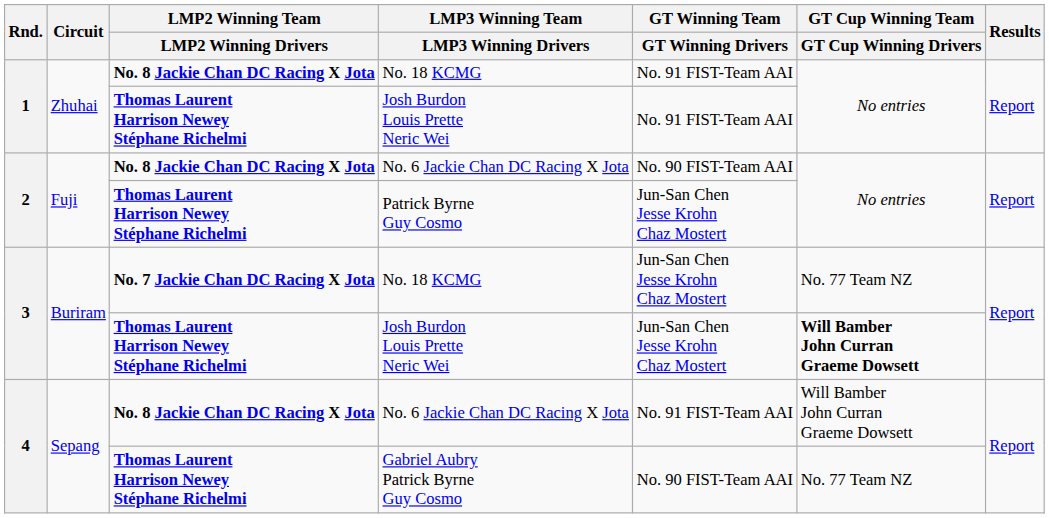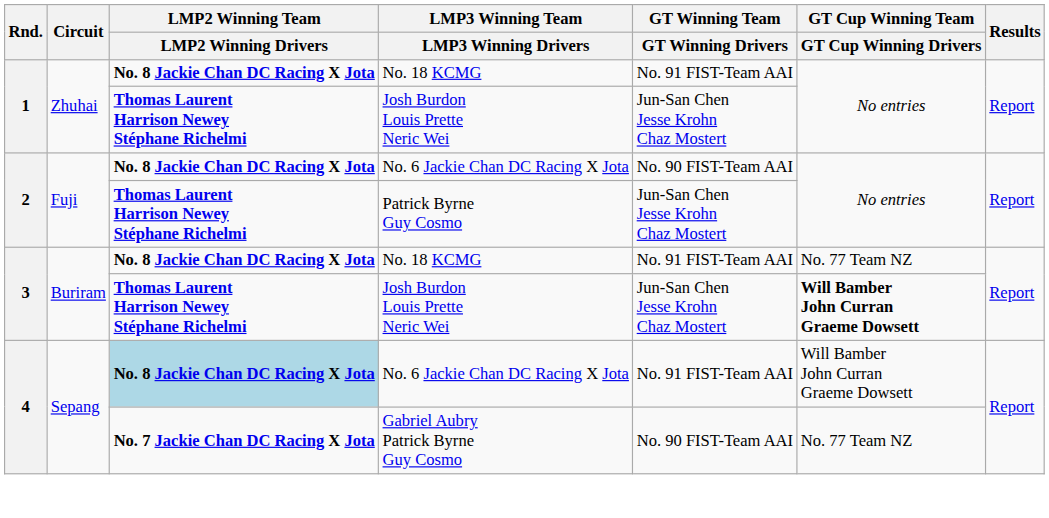(715, 120) No. 91 FIST-Team AAI -> (683, 120) Jun-San Chen Jesse Krohn Chaz Mostert
(244, 280) No. 7 Jackie Chan DC Racing X Jota -> (244, 260) No. 8 Jackie Chan DC Racing X Jota
(683, 280) Jun-San Chen Jesse Krohn Chaz Mostert -> (715, 260) No. 91 FIST-Team AAI
(244, 412) no background -> (244, 373) lightblue background
(180, 479) Thomas Laurent Harrison Newey Stéphane Richelmi -> (244, 440) No. 7 Jackie Chan DC Racing X Jota
